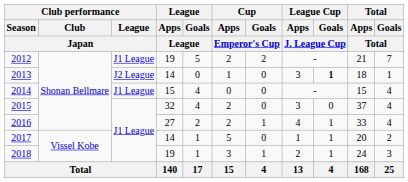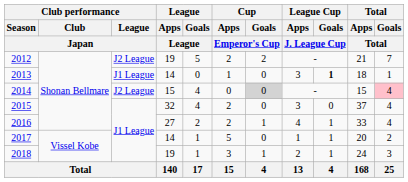(134, 59) J1 League -> (134, 59) J2 League
(134, 75) J2 League -> (134, 75) J1 League
(134, 91) J1 League -> (134, 91) J2 League
(264, 91) no background -> (264, 91) lightgrey background
(389, 91) no background -> (389, 91) pink background
